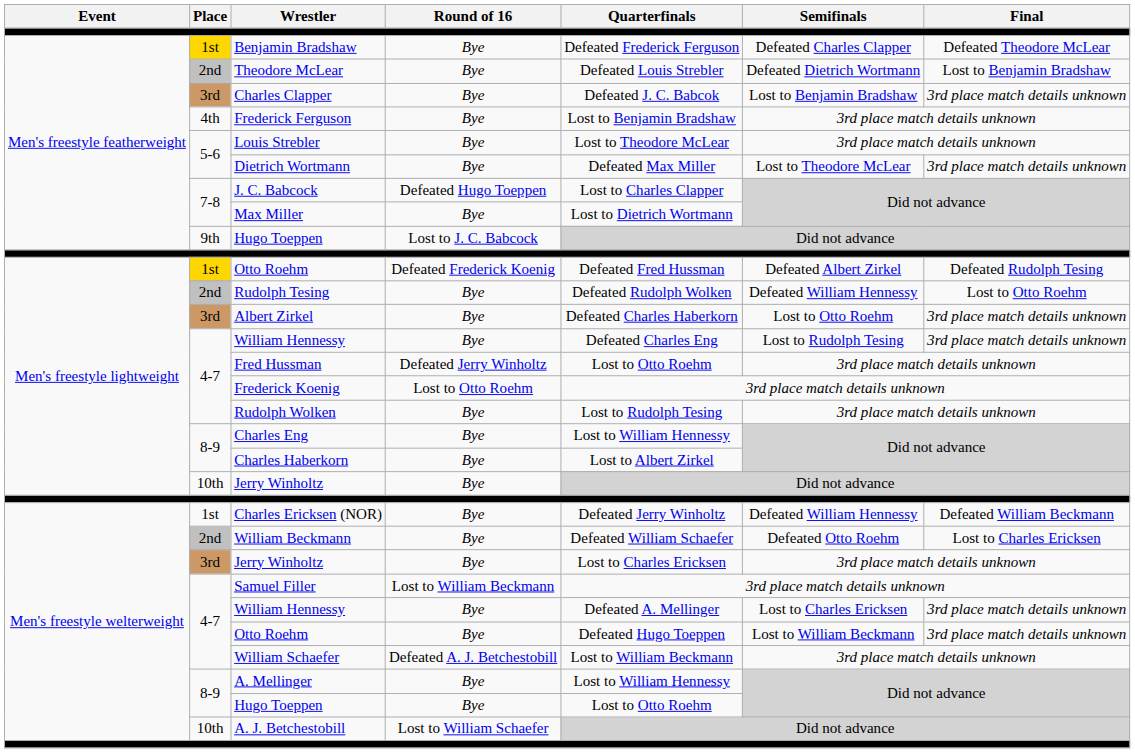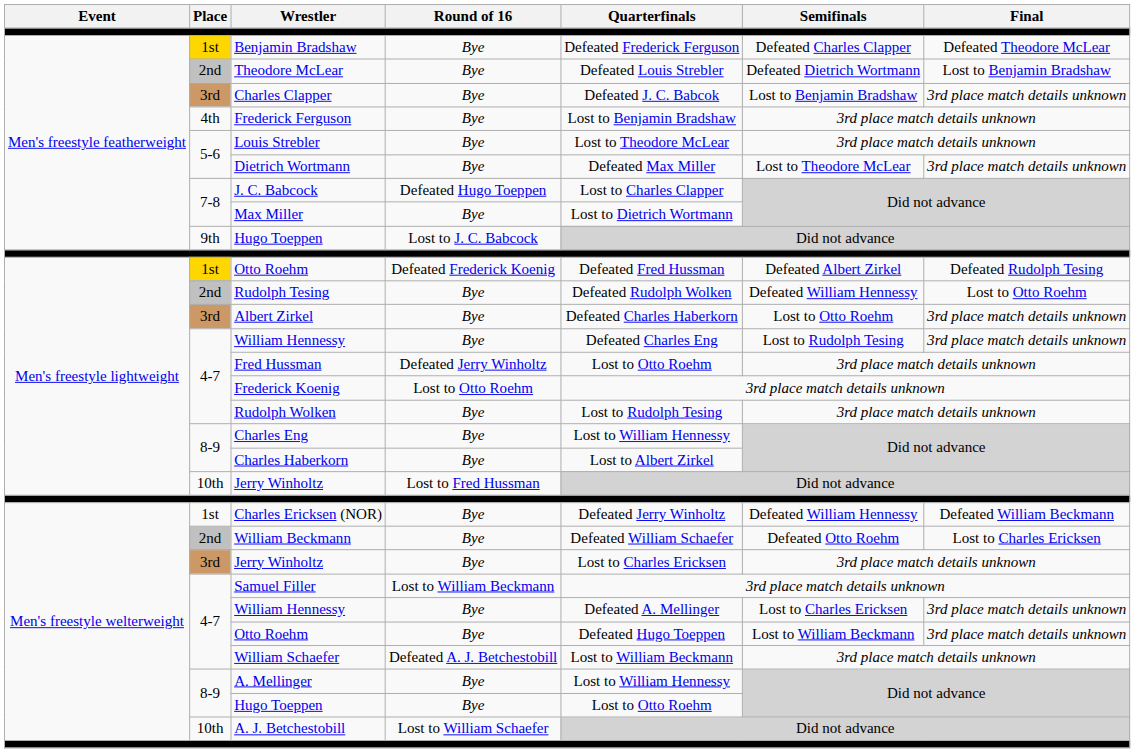(473, 483) Bye -> (473, 483) Lost to Fred Hussman
